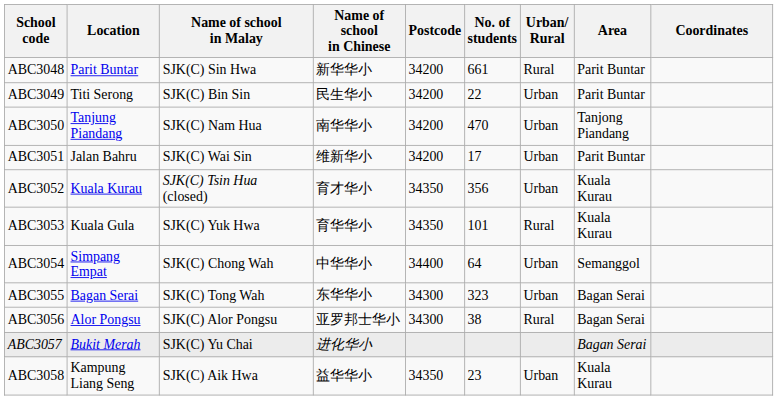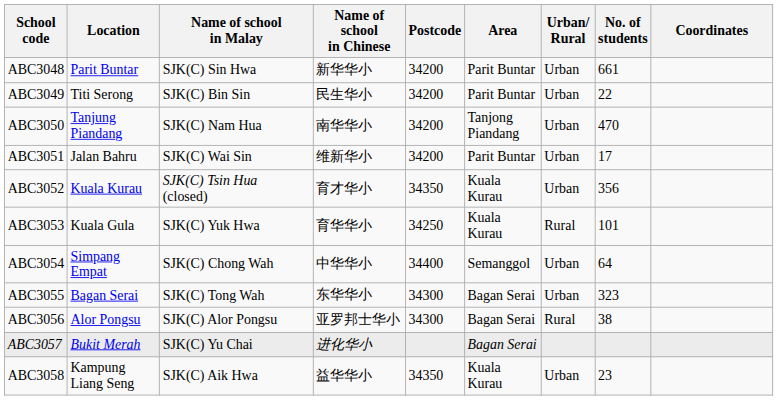columns swapped: (612, 31) <-> (492, 31)
(539, 70) Rural -> (562, 70) Urban
(426, 226) 34350 -> (426, 226) 34250
